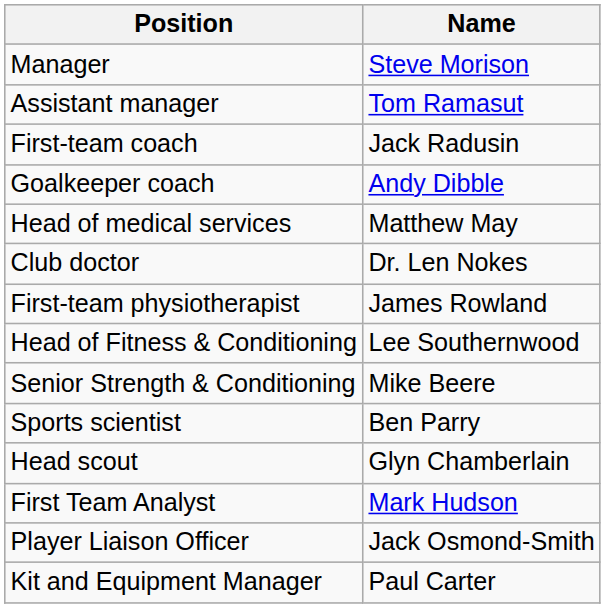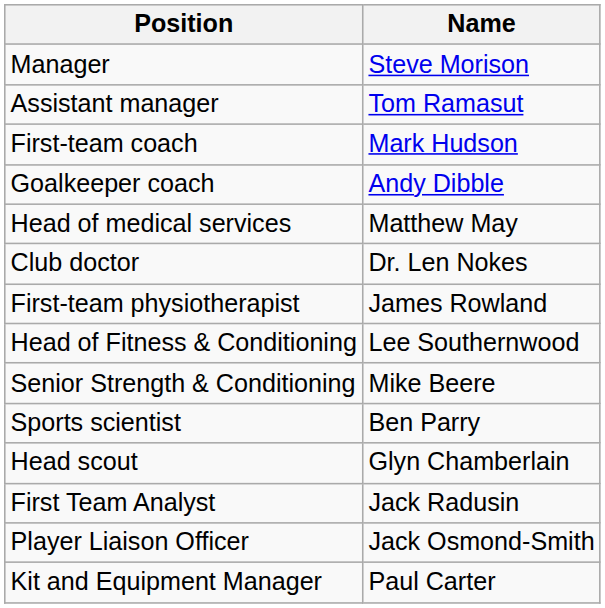(444, 143) Jack Radusin -> (443, 143) Mark Hudson
(443, 502) Mark Hudson -> (444, 502) Jack Radusin
